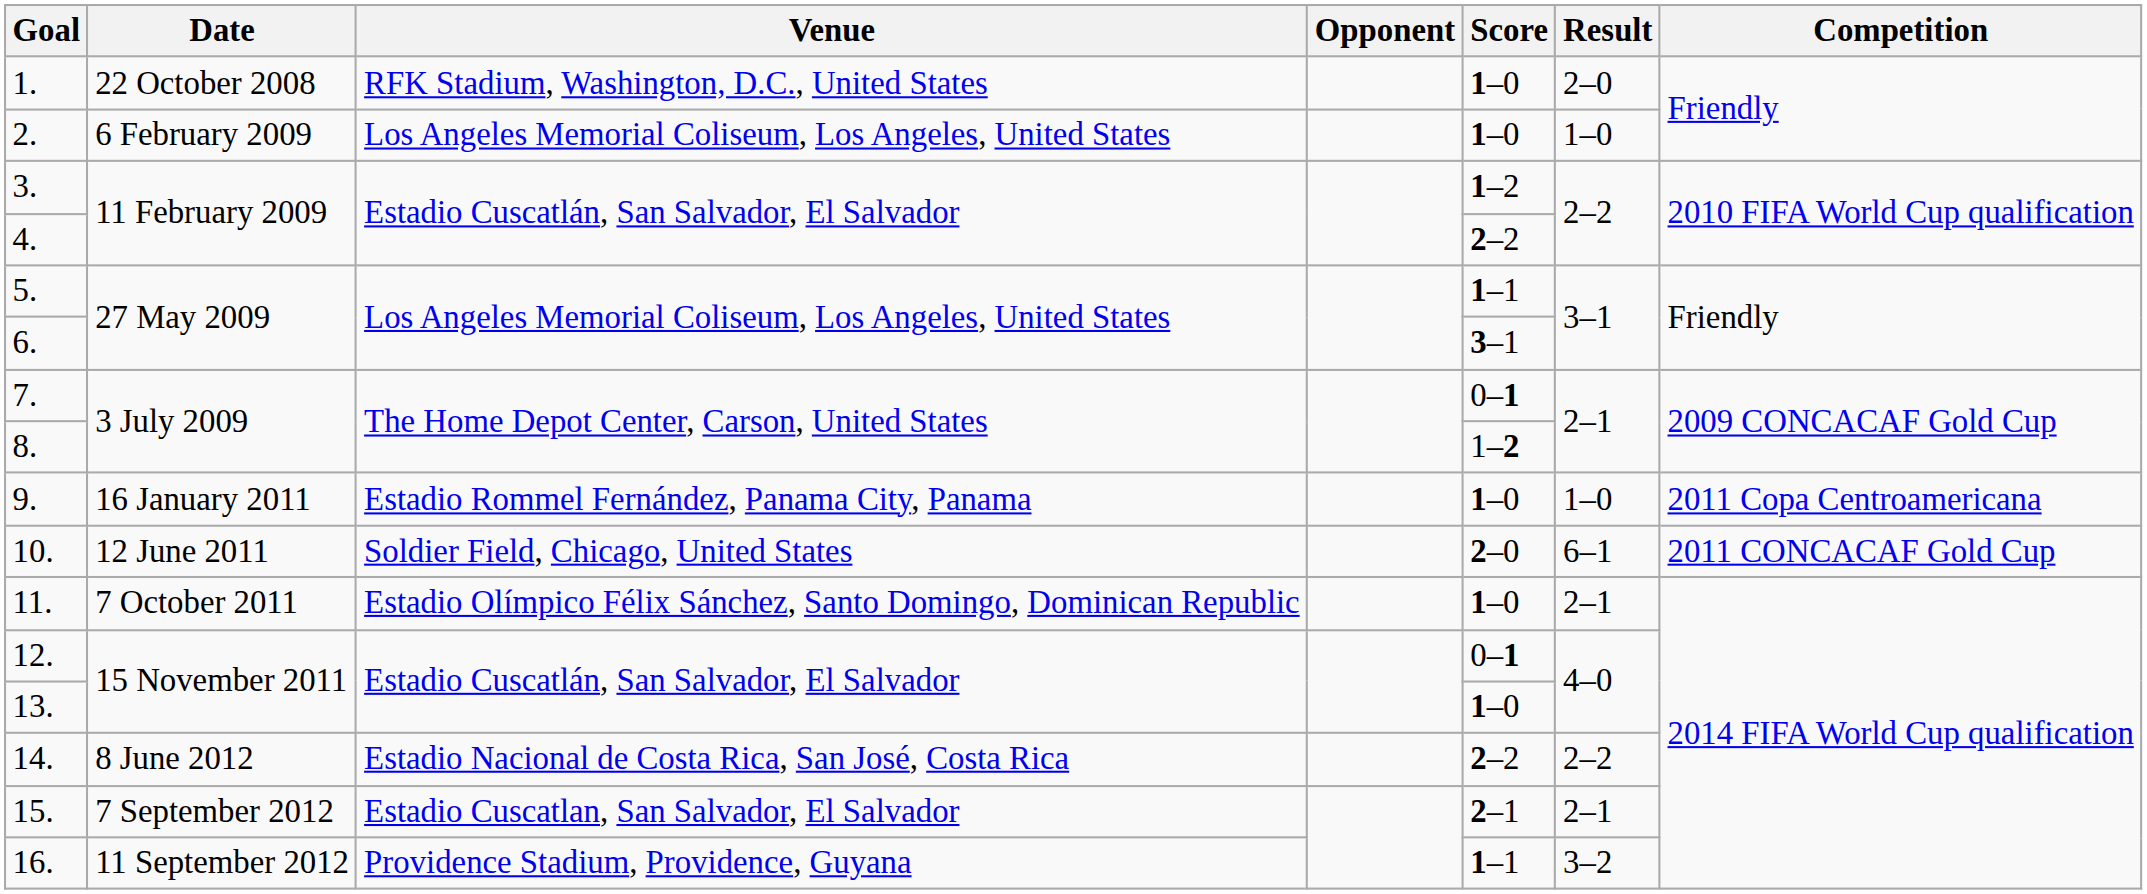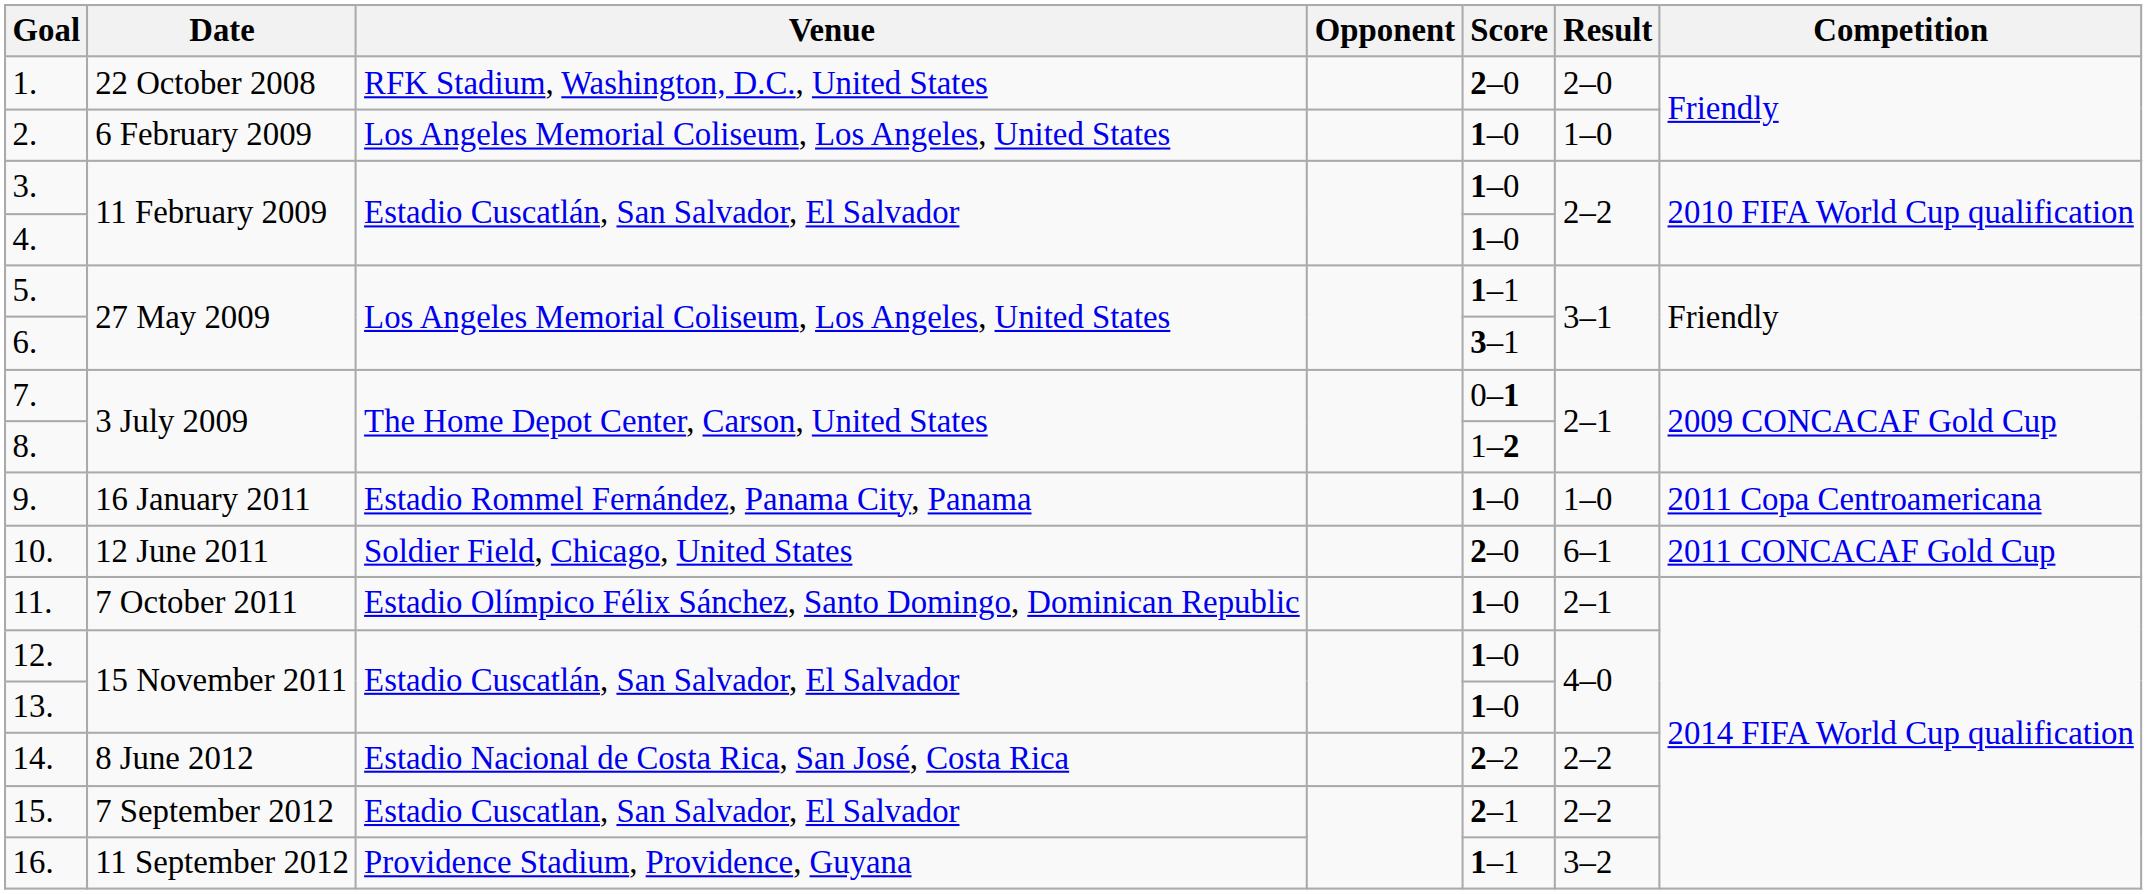(1495, 82) 1–0 -> (1495, 82) 2–0
(1495, 186) 1–2 -> (1495, 186) 1–0
(1495, 238) 2–2 -> (1495, 238) 1–0
(1495, 654) 0–1 -> (1495, 654) 1–0
(1588, 810) 2–1 -> (1588, 810) 2–2
